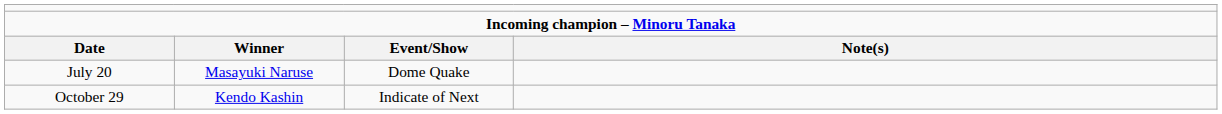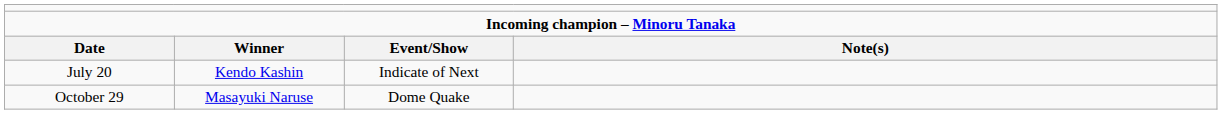(259, 72) Masayuki Naruse -> (259, 72) Kendo Kashin
(429, 72) Dome Quake -> (429, 72) Indicate of Next
(259, 96) Kendo Kashin -> (259, 96) Masayuki Naruse
(429, 96) Indicate of Next -> (429, 96) Dome Quake
